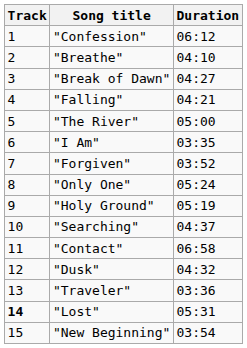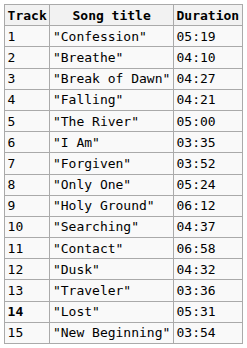(196, 36) 06:12 -> (196, 36) 05:19
(196, 206) 05:19 -> (196, 206) 06:12
